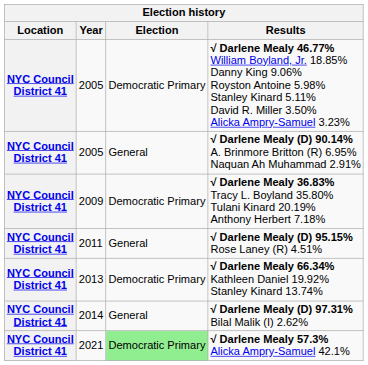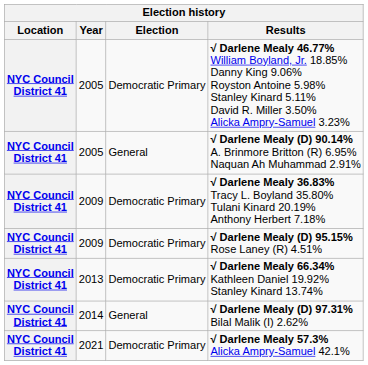(91, 243) 2011 -> (91, 243) 2009
(128, 243) General -> (157, 243) Democratic Primary
(157, 345) lightgreen background -> (157, 345) no background
